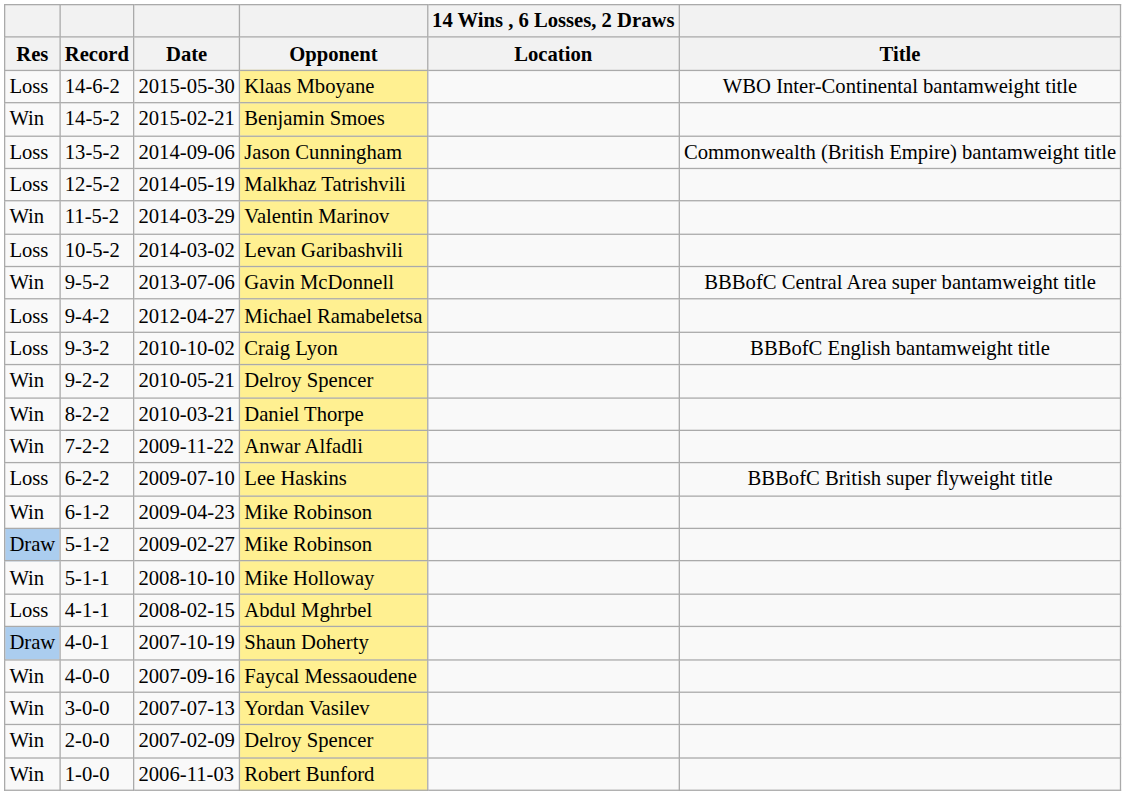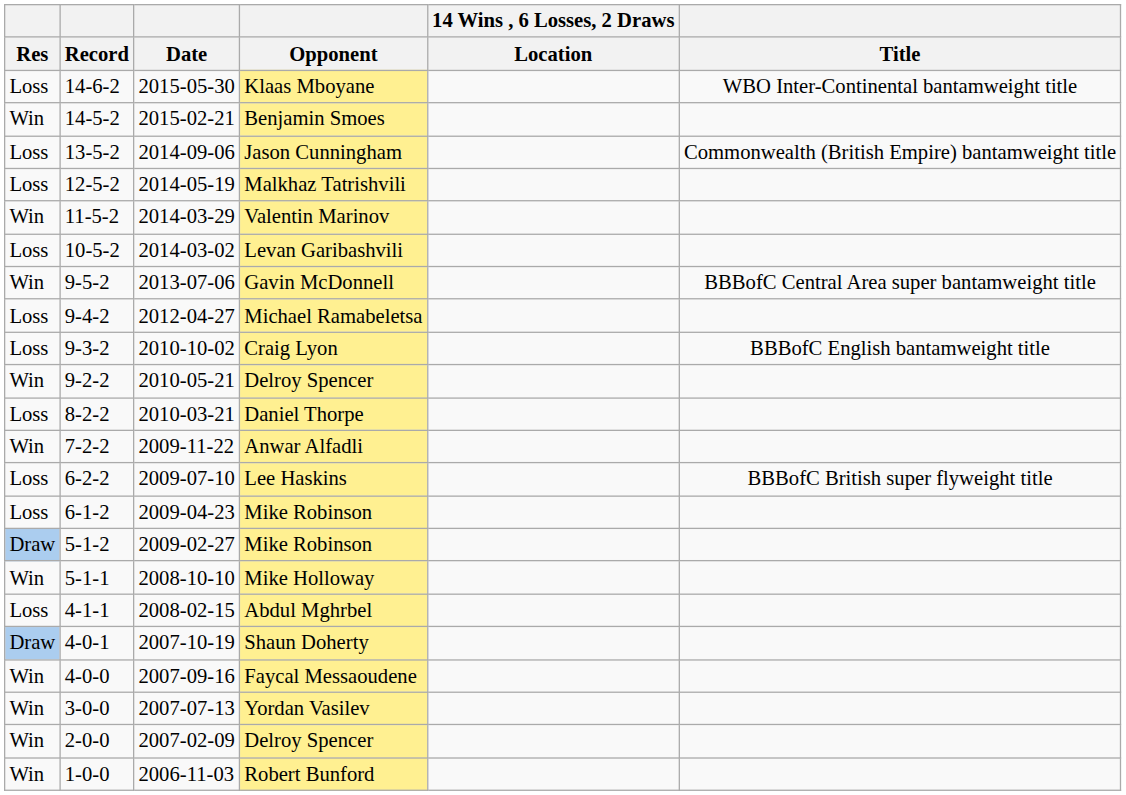(27, 413) Win -> (29, 413) Loss
(27, 511) Win -> (29, 511) Loss
